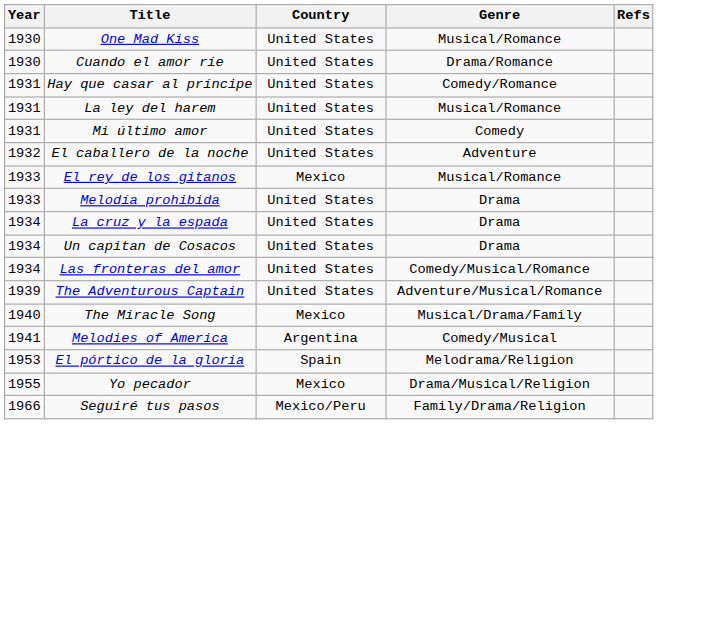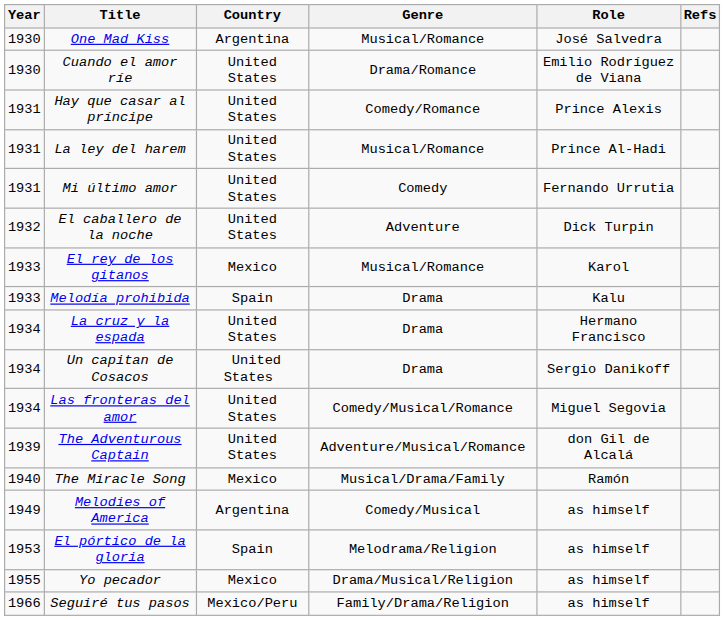+ column: (609, 16)
(321, 39) United States -> (252, 39) Argentina
(321, 200) United States -> (252, 298) Spain
(24, 338) 1941 -> (24, 510) 1949
